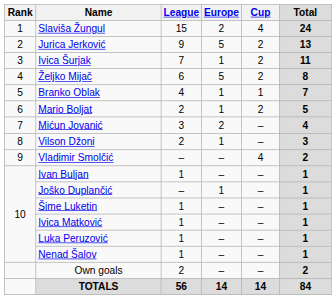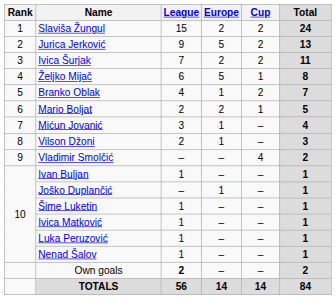(260, 29) 4 -> (260, 29) 2
(221, 61) 1 -> (221, 61) 2
(260, 77) 2 -> (260, 77) 1
(260, 93) 1 -> (260, 93) 2
(221, 109) 1 -> (221, 109) 2
(260, 109) 2 -> (260, 109) 1
(221, 125) 2 -> (221, 125) 1
(181, 271) normal -> (181, 271) bold
